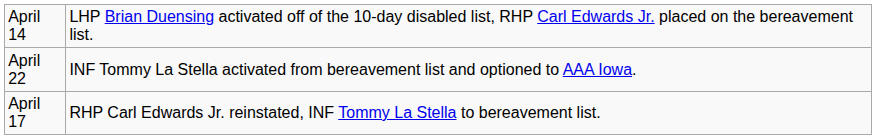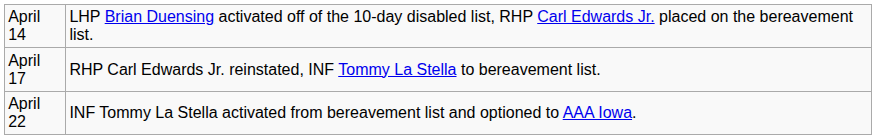rows swapped: (24, 112) <-> (24, 69)
